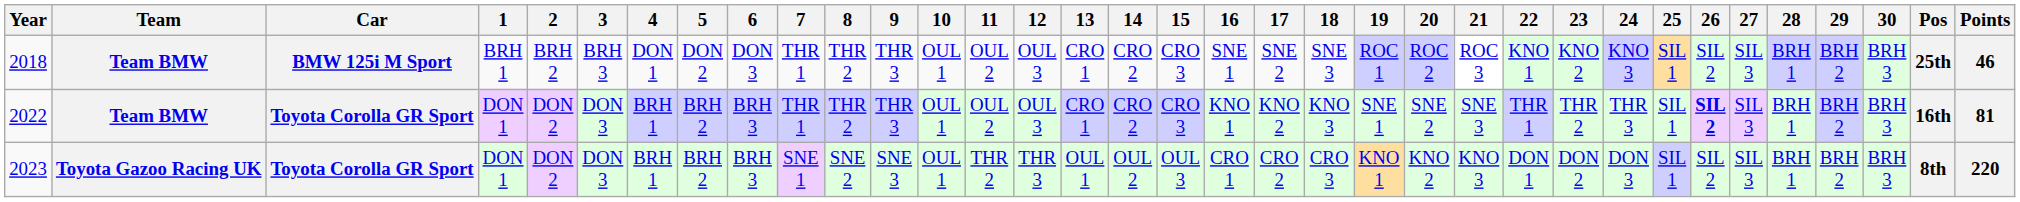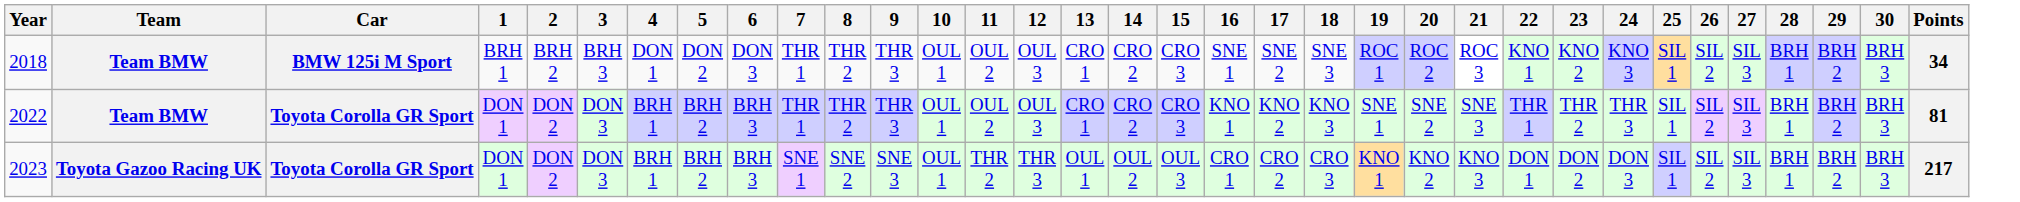- column: (1933, 19)
(1985, 61) 46 -> (1938, 61) 34
(1710, 115) bold -> (1709, 115) normal
(1985, 168) 220 -> (1938, 168) 217
